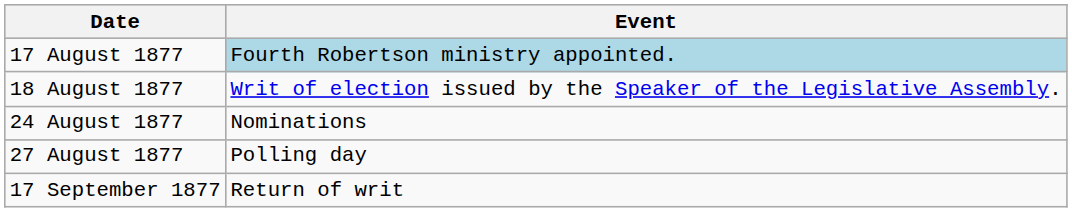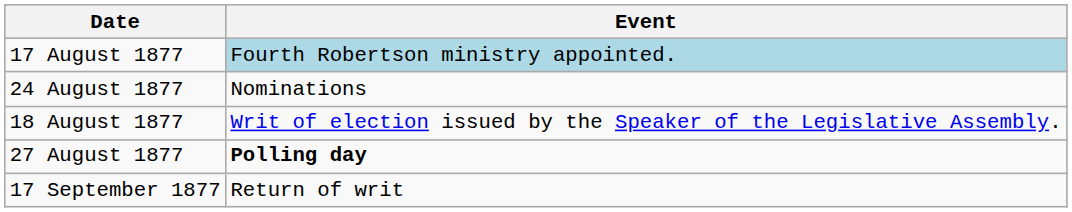rows swapped: (97, 89) <-> (97, 123)
(299, 156) normal -> (299, 156) bold
